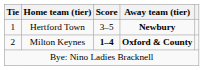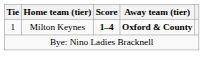- row: (57, 26)
(13, 42) 2 -> (13, 26) 1
